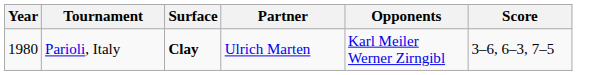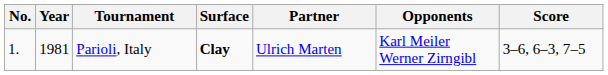+ column: (20, 16)
(23, 49) 1980 -> (54, 49) 1981
